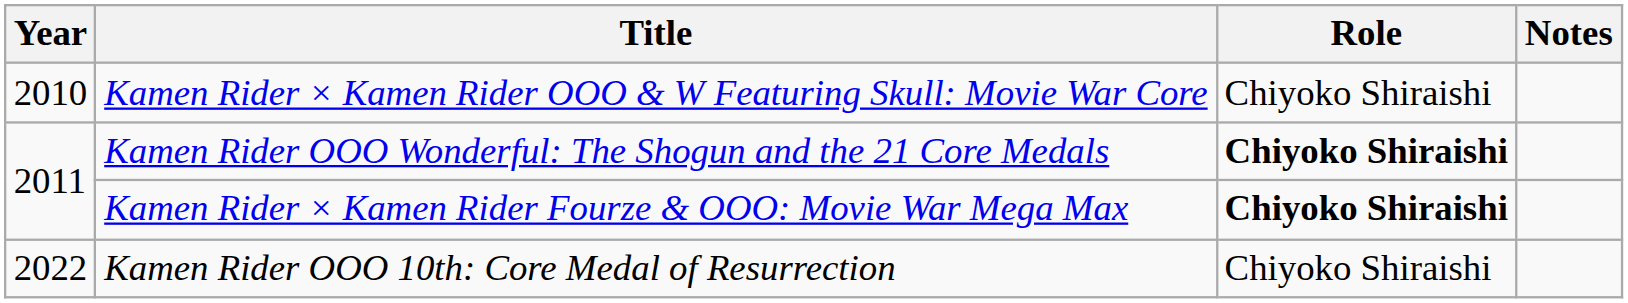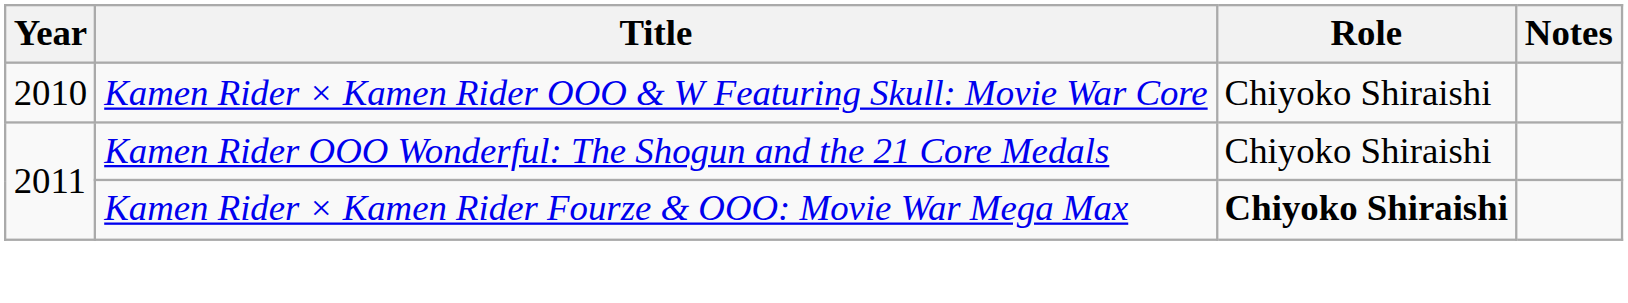(1366, 150) bold -> (1358, 150) normal
- row: (500, 267)
